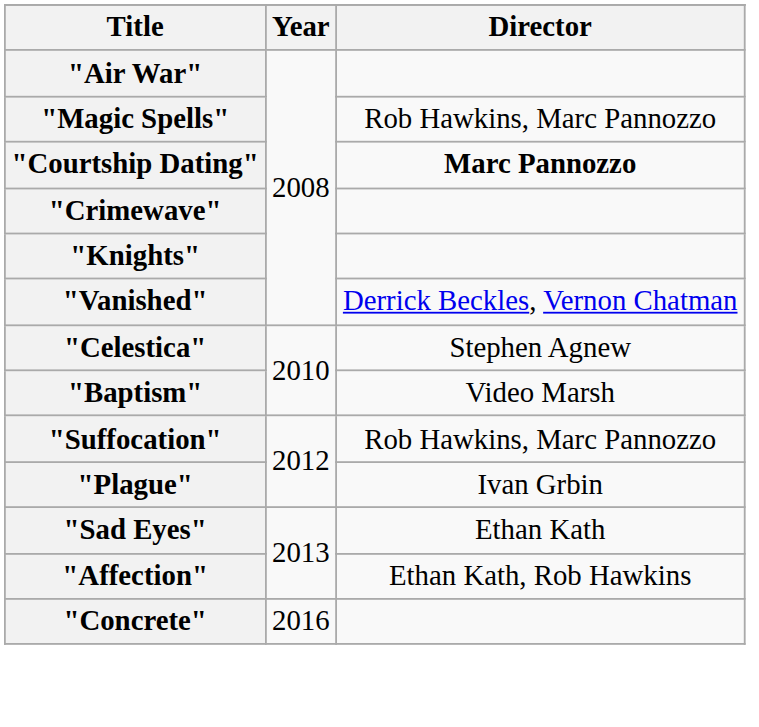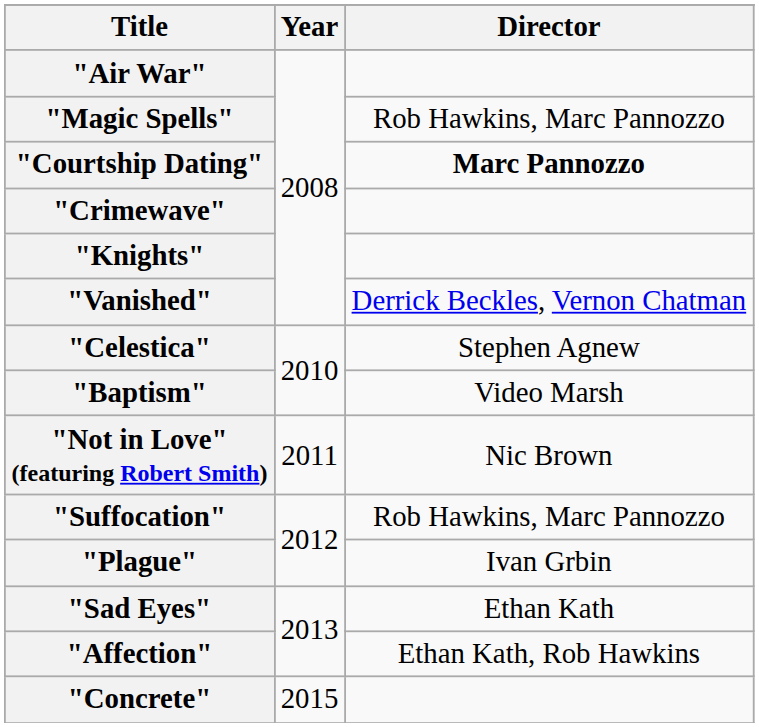+ row: (139, 454)
(301, 621) 2016 -> (310, 699) 2015
